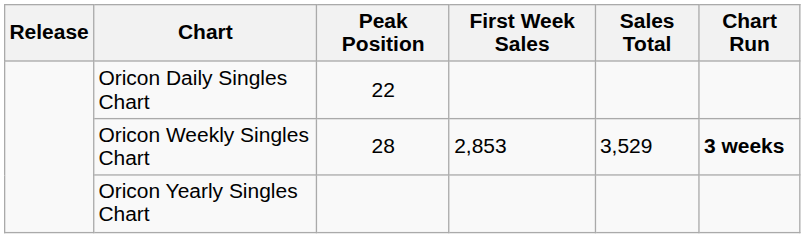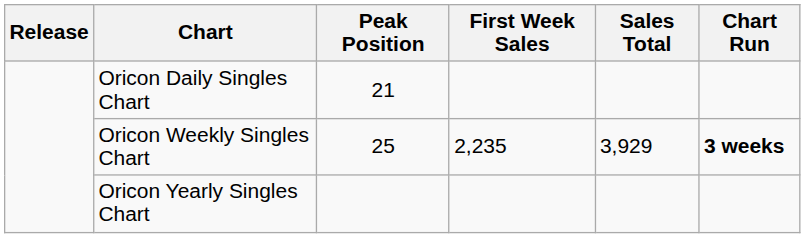(383, 89) 22 -> (383, 89) 21
(383, 146) 28 -> (383, 146) 25
(480, 146) 2,853 -> (480, 146) 2,235
(626, 146) 3,529 -> (626, 146) 3,929
